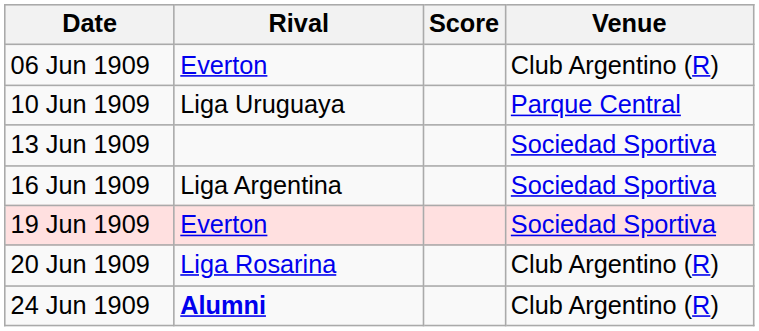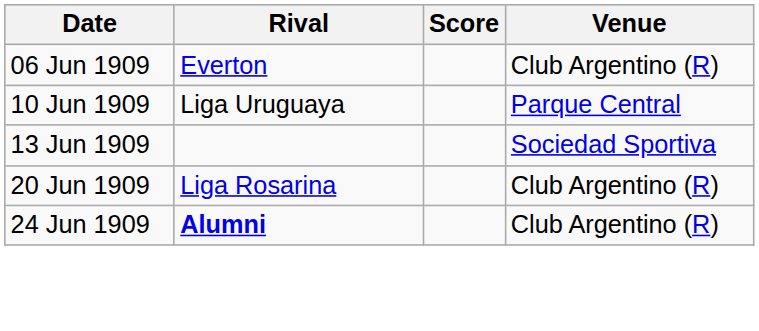- row: (80, 184)
- row: (80, 225)
